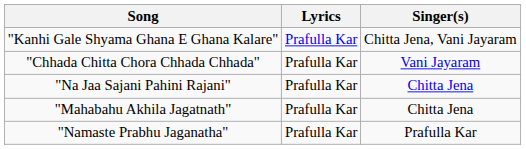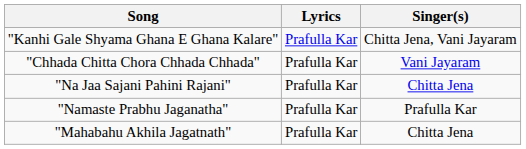rows swapped: (143, 132) <-> (143, 109)
